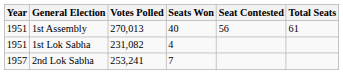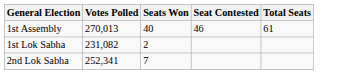- column: (17, 12)
(224, 28) 56 -> (199, 28) 46
(171, 45) 4 -> (146, 45) 2
(127, 61) 253,241 -> (102, 61) 252,341
